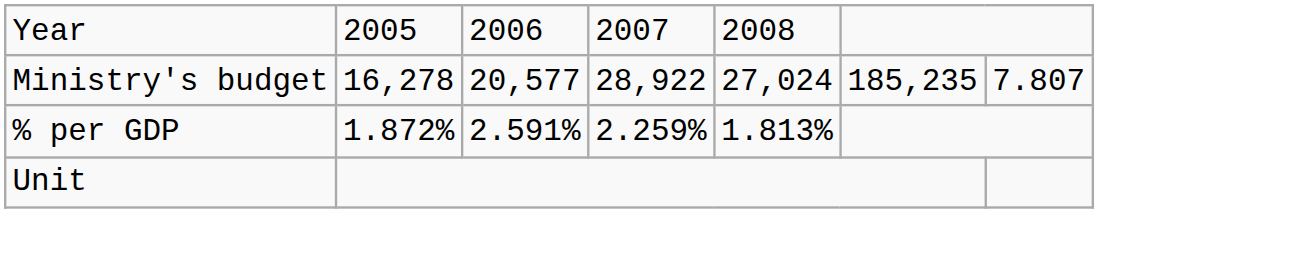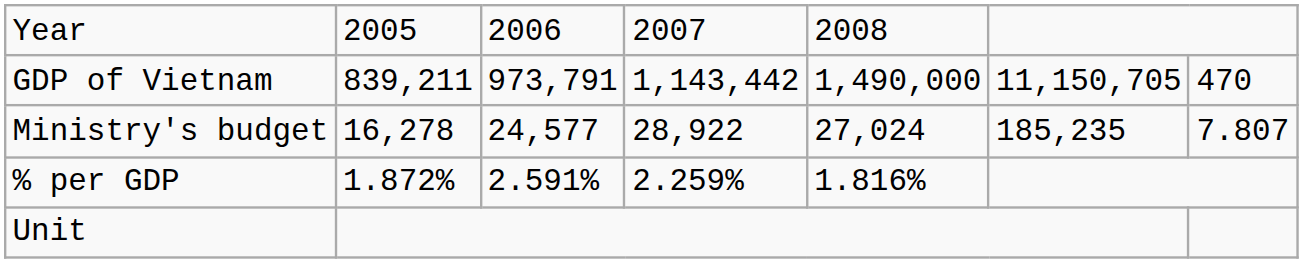+ row: (143, 81)
(525, 81) 20,577 -> (543, 131) 24,577
(777, 131) 1.813% -> (870, 182) 1.816%
